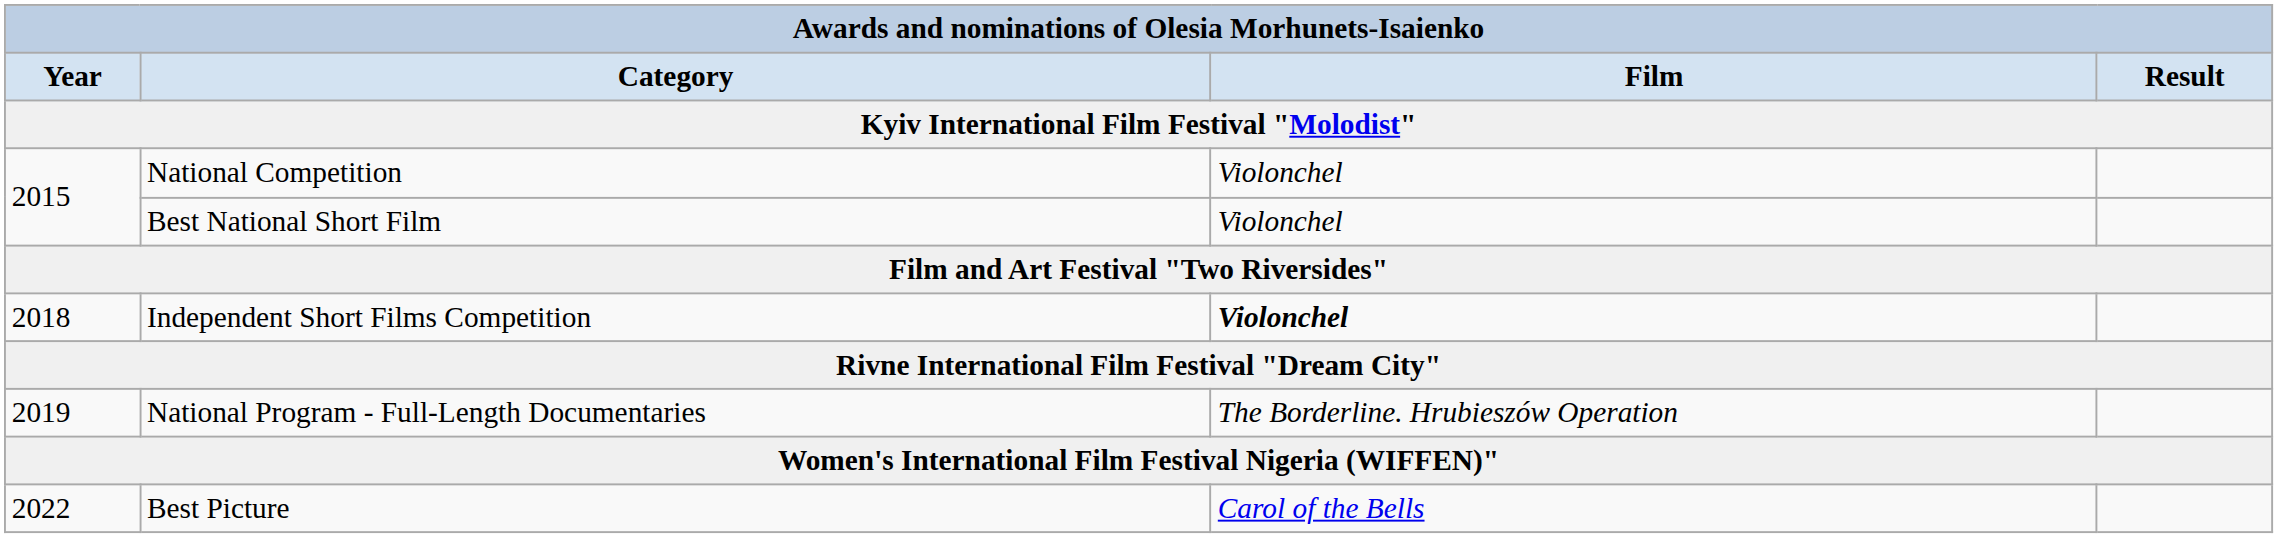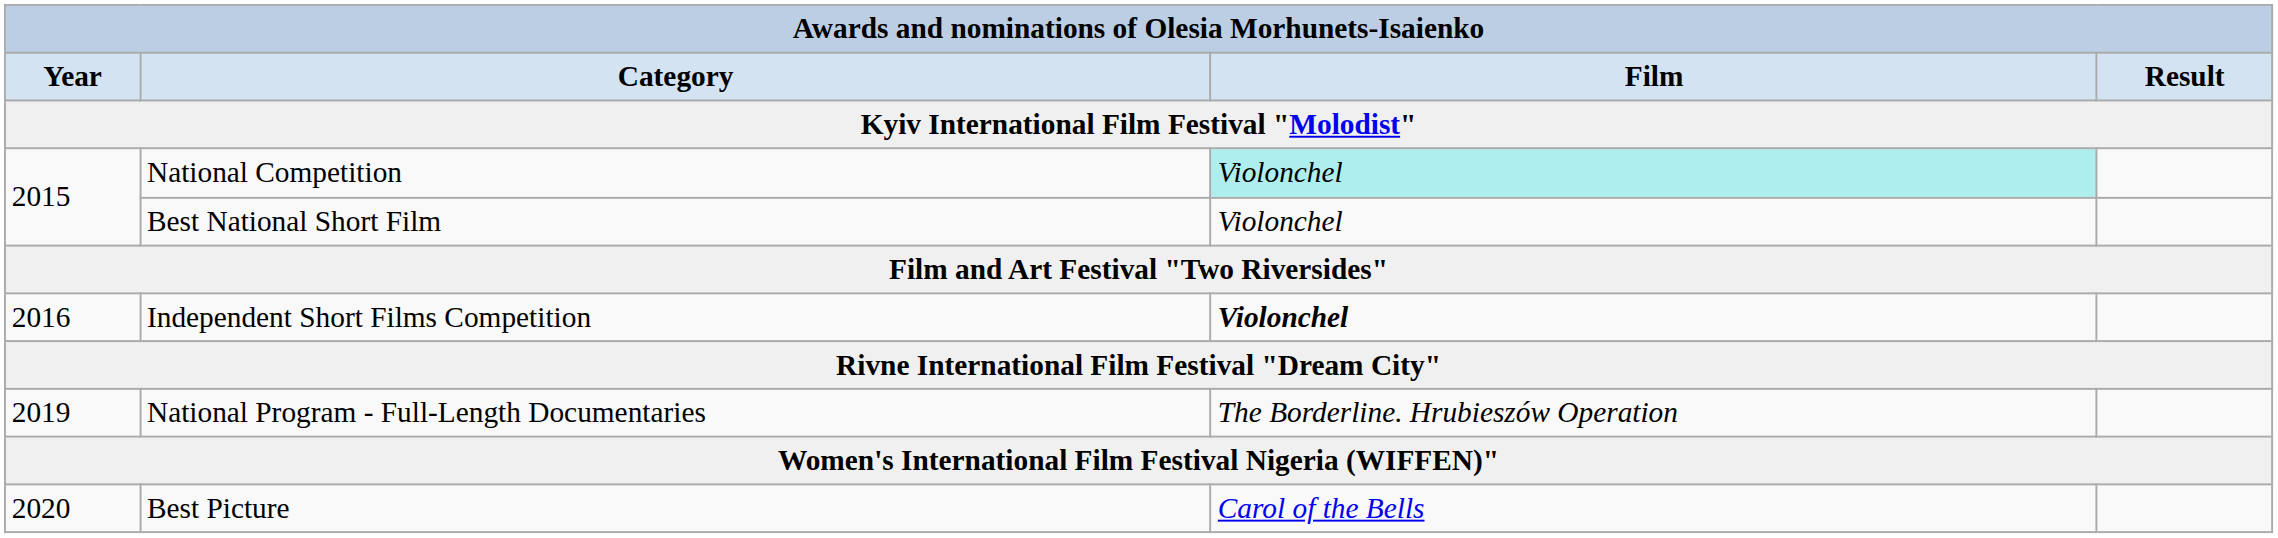(1280, 172) no background -> (1280, 172) paleturquoise background
(41, 316) 2018 -> (41, 316) 2016
(41, 508) 2022 -> (41, 508) 2020
